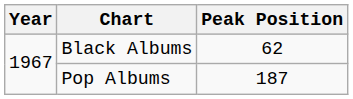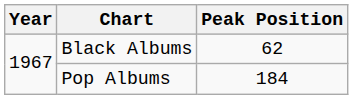(272, 79) 187 -> (272, 79) 184
